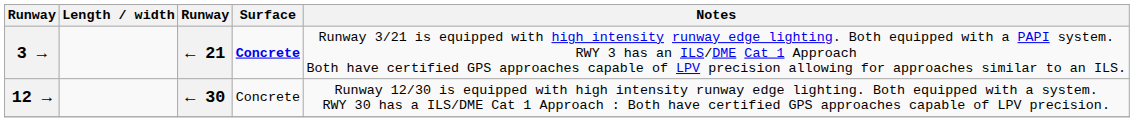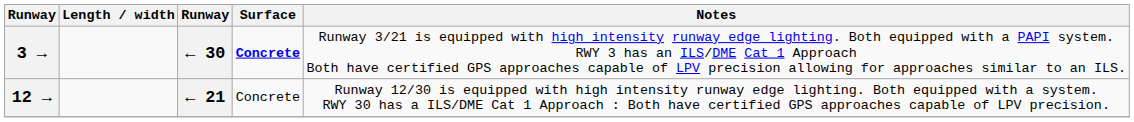(205, 53) ← 21 -> (205, 53) ← 30
(205, 98) ← 30 -> (205, 98) ← 21
